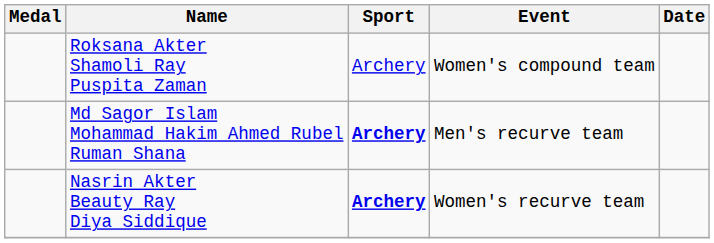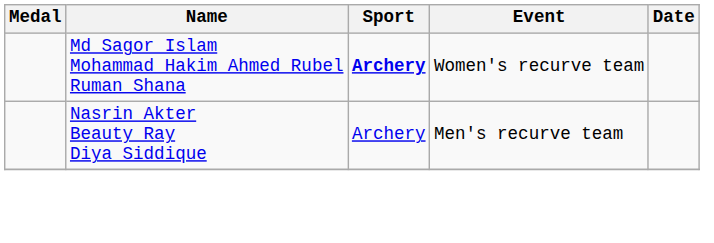- row: (138, 67)
(529, 135) Men's recurve team -> (539, 67) Women's recurve team
(389, 204) bold -> (389, 135) normal
(539, 204) Women's recurve team -> (529, 135) Men's recurve team
